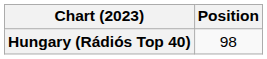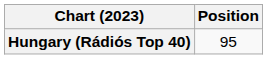(228, 41) 98 -> (228, 41) 95
